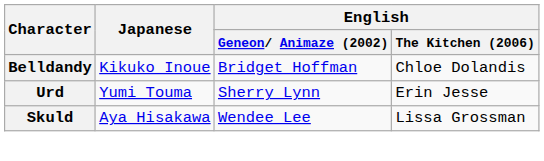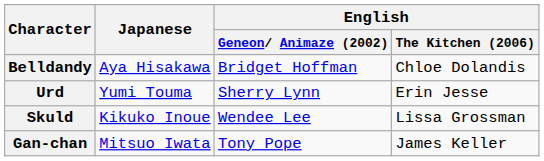(155, 68) Kikuko Inoue -> (155, 68) Aya Hisakawa
(155, 118) Aya Hisakawa -> (155, 118) Kikuko Inoue
+ row: (50, 143)
